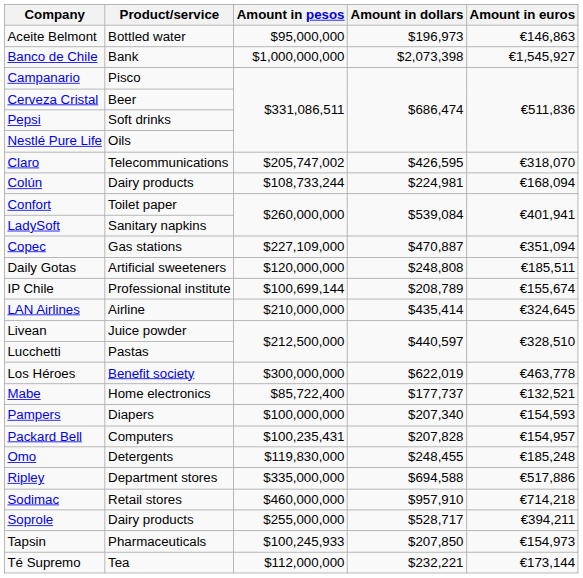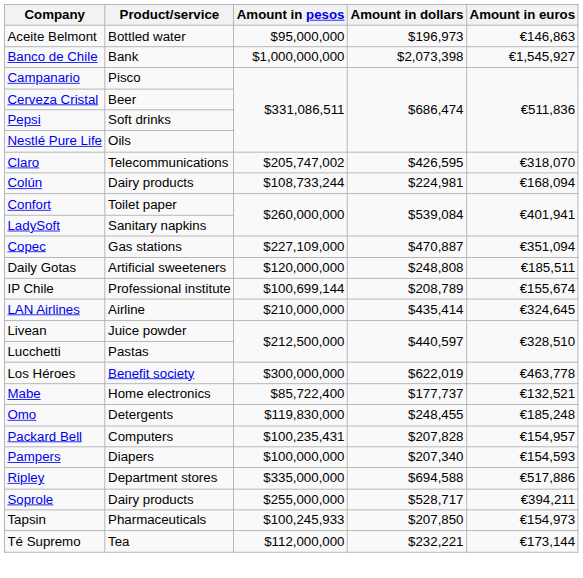rows swapped: (22, 457) <-> (34, 415)
- row: (33, 499)
